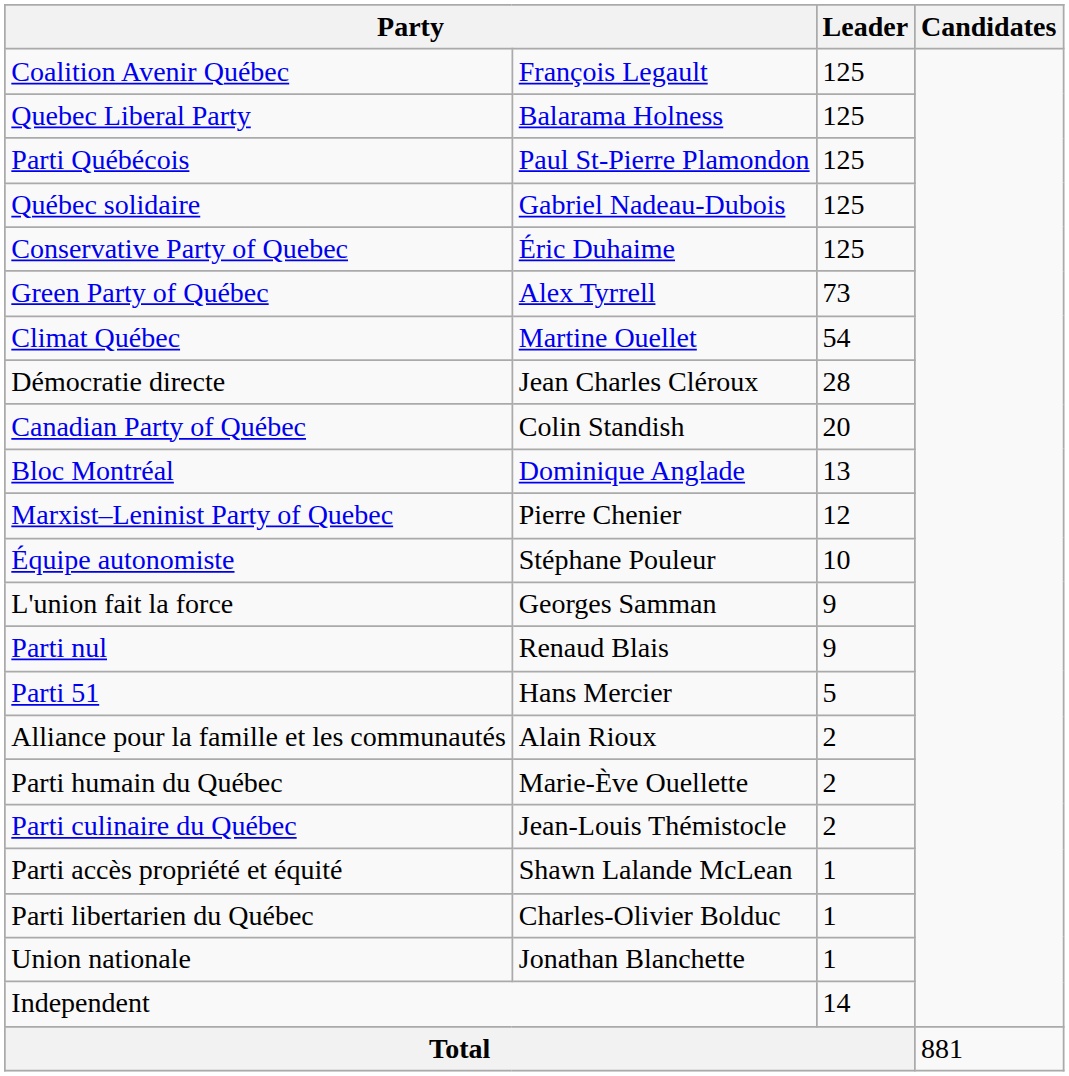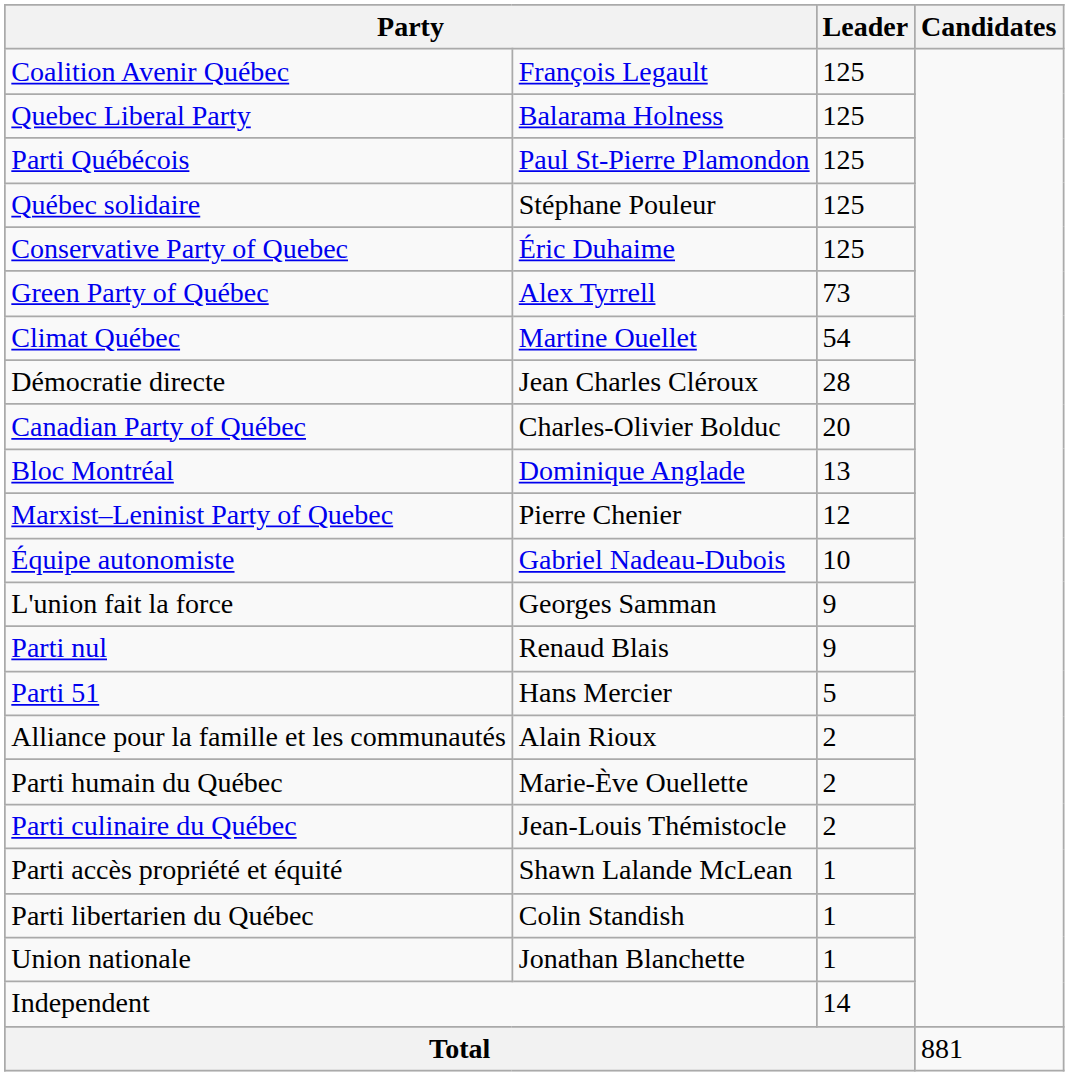(652, 204) Gabriel Nadeau-Dubois -> (617, 204) Stéphane Pouleur
(602, 426) Colin Standish -> (650, 426) Charles-Olivier Bolduc
(617, 559) Stéphane Pouleur -> (652, 559) Gabriel Nadeau-Dubois
(650, 914) Charles-Olivier Bolduc -> (602, 914) Colin Standish
